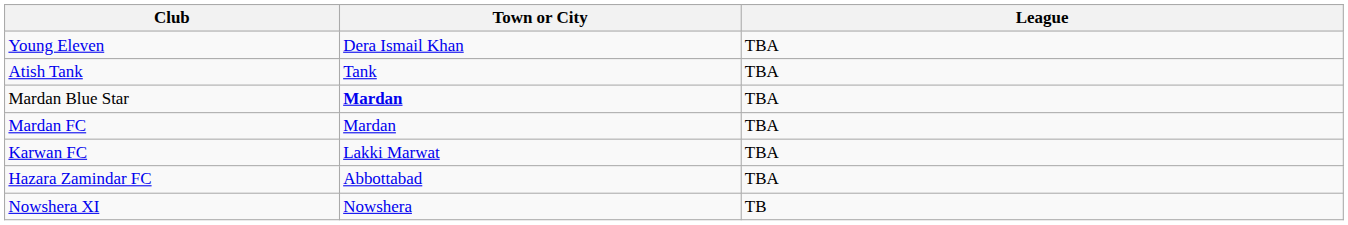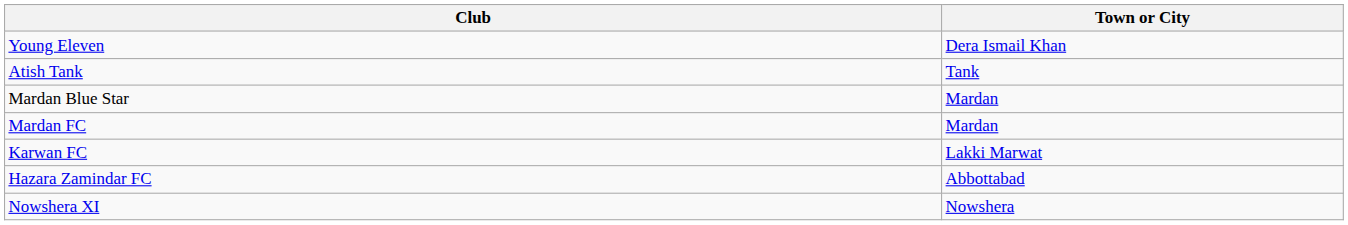- column: (1042, 17)
(373, 98) bold -> (972, 98) normal
